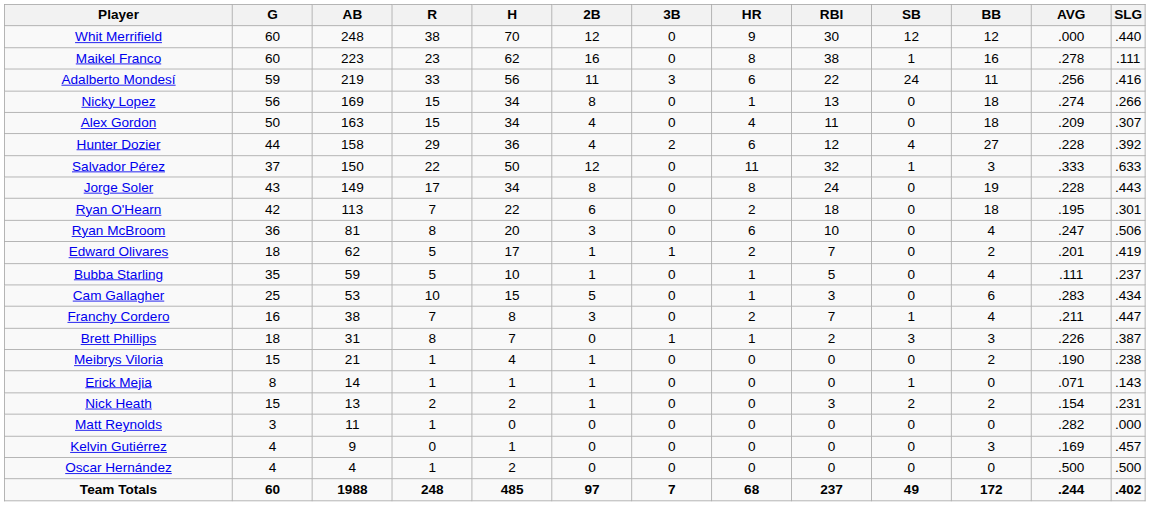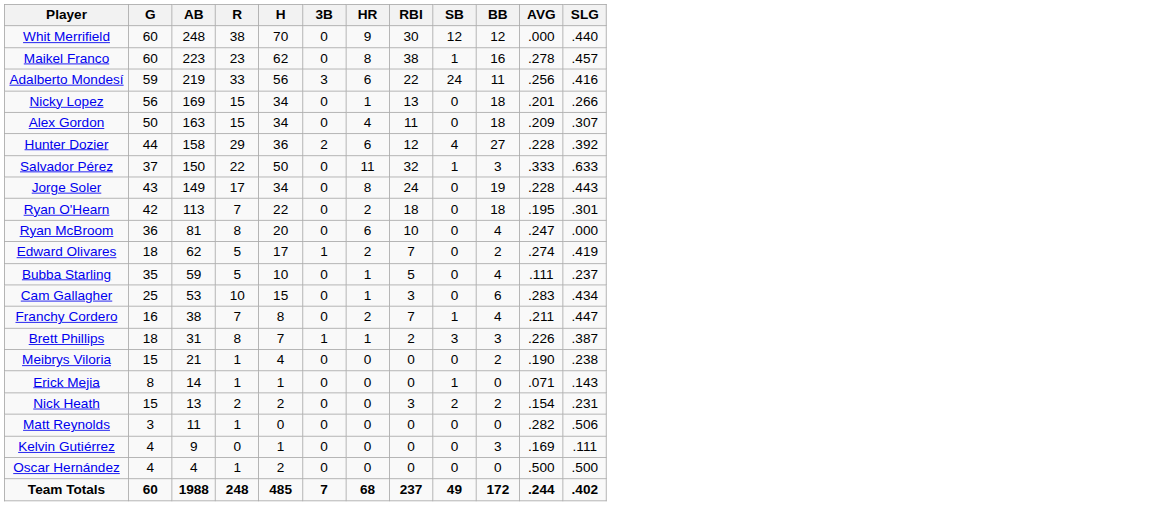- column: (592, 15)
(1128, 58) .111 -> (585, 58) .457
(1071, 101) .274 -> (541, 101) .201
(1128, 230) .506 -> (585, 230) .000
(1071, 252) .201 -> (541, 252) .274
(1128, 425) .000 -> (585, 425) .506
(1128, 446) .457 -> (585, 446) .111
